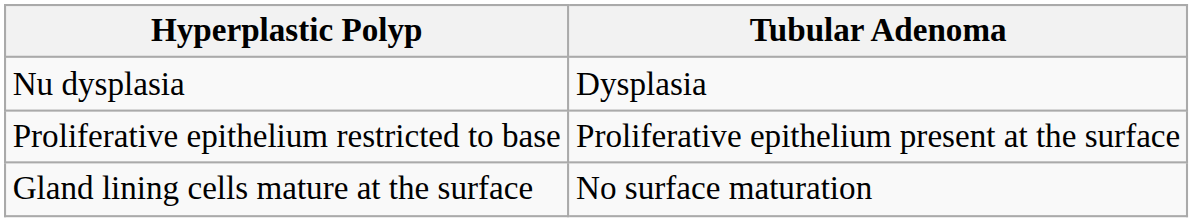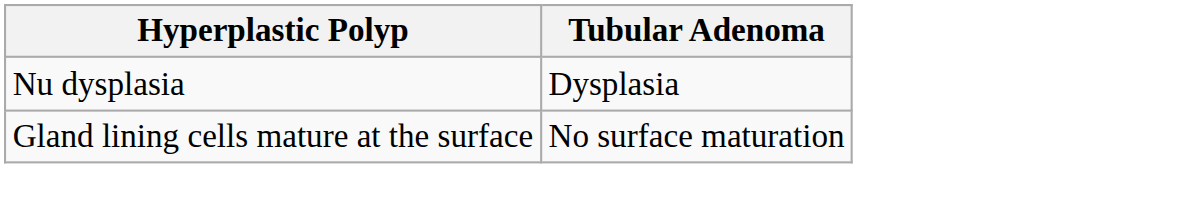- row: (287, 135)
